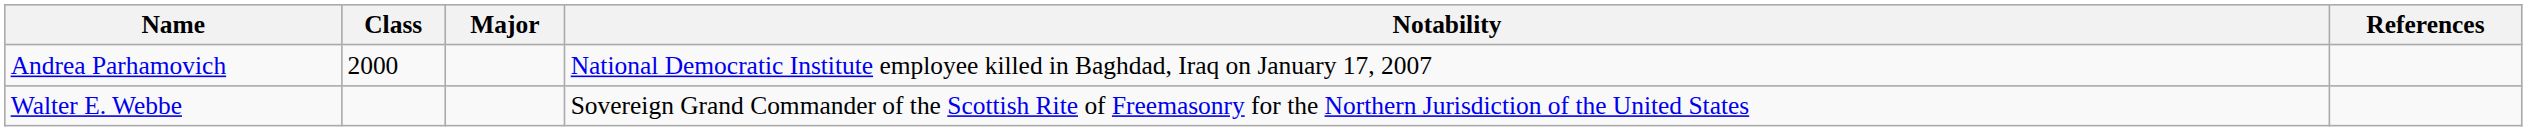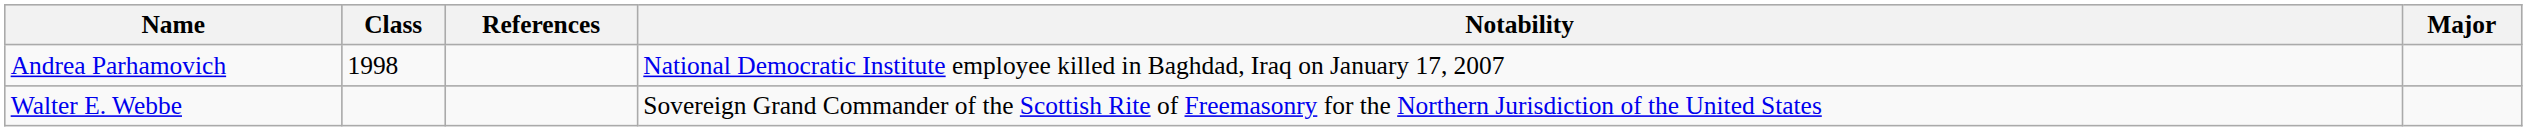columns swapped: (505, 24) <-> (2425, 24)
(373, 65) 2000 -> (373, 65) 1998
